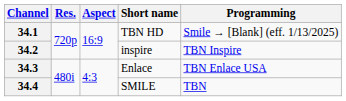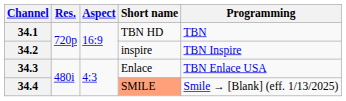(261, 31) Smile → [Blank] (eff. 1/13/2025) -> (195, 31) TBN
(138, 86) no background -> (138, 86) lightsalmon background
(195, 86) TBN -> (261, 86) Smile → [Blank] (eff. 1/13/2025)
